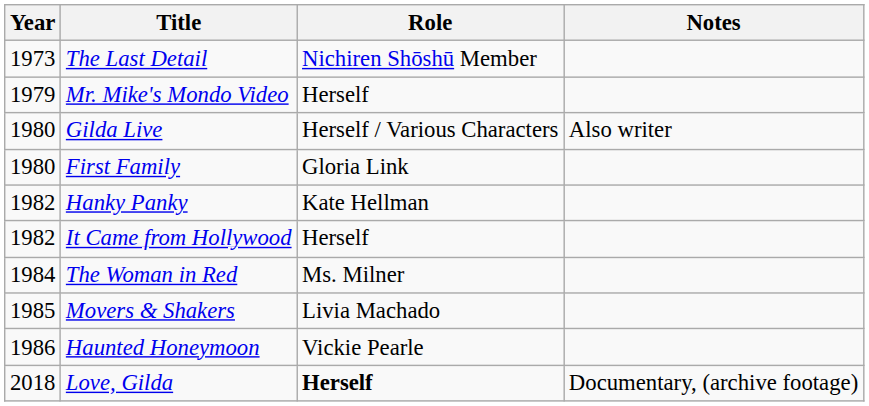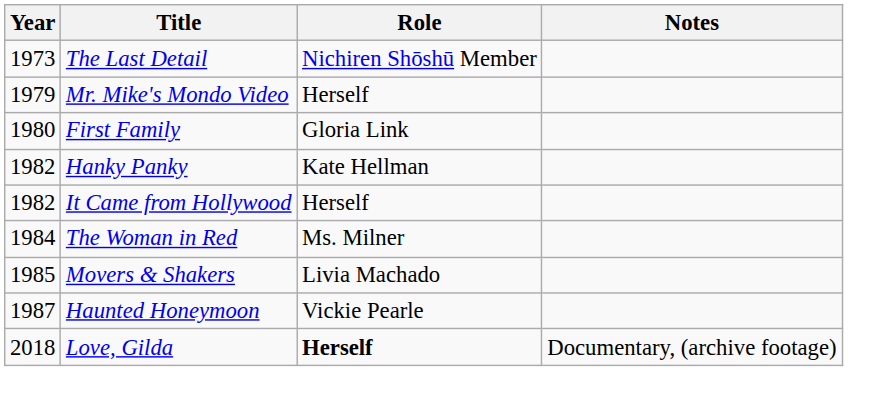- row: (114, 130)
(33, 346) 1986 -> (33, 310) 1987
